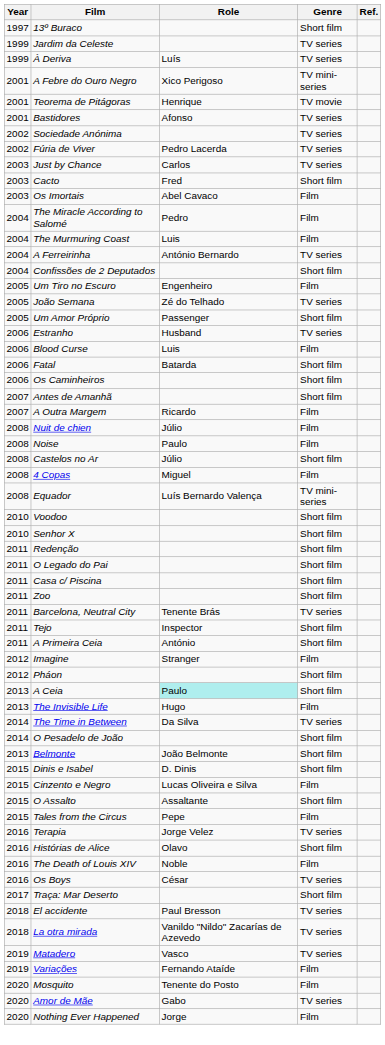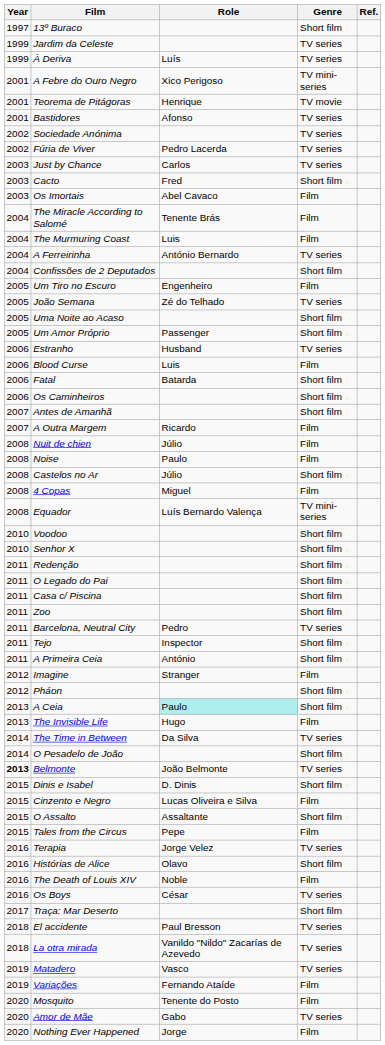(175, 217) Pedro -> (191, 217) Tenente Brás
+ row: (79, 317)
(191, 612) Tenente Brás -> (175, 627) Pedro
(18, 753) normal -> (18, 769) bold
(321, 753) Short film -> (321, 769) TV series
